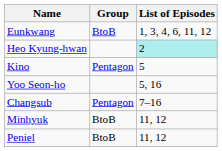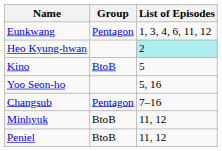(104, 31) BtoB -> (113, 31) Pentagon
(113, 66) Pentagon -> (104, 66) BtoB
